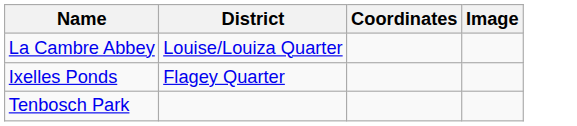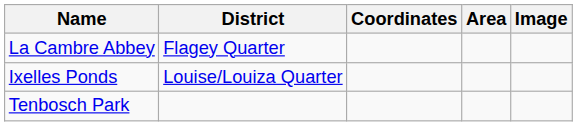+ column: (486, 18)
(253, 47) Louise/Louiza Quarter -> (224, 47) Flagey Quarter
(224, 76) Flagey Quarter -> (253, 76) Louise/Louiza Quarter
